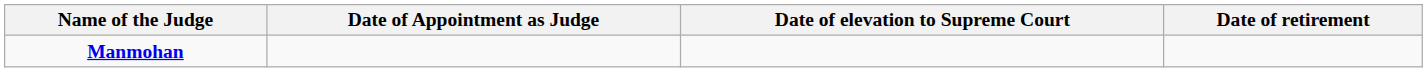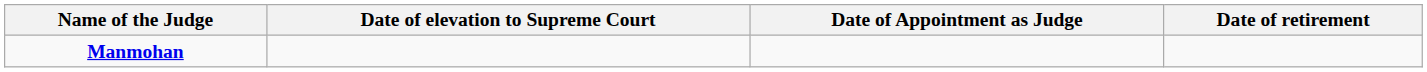columns swapped: (473, 19) <-> (922, 19)
